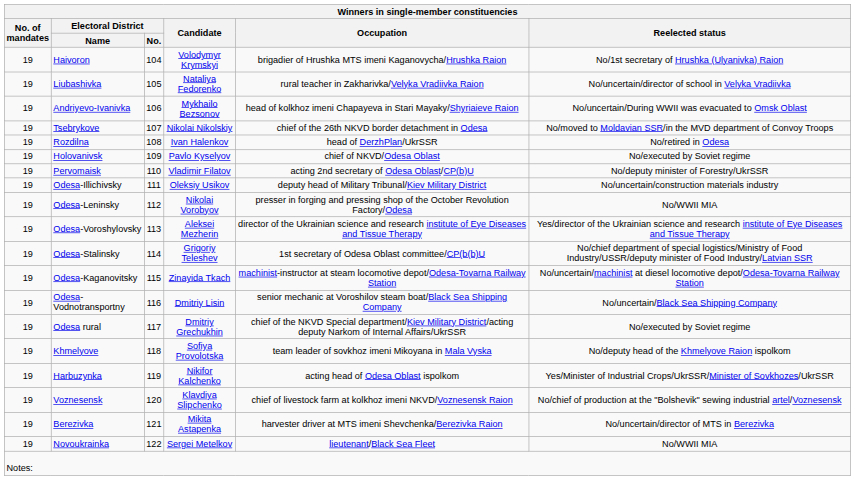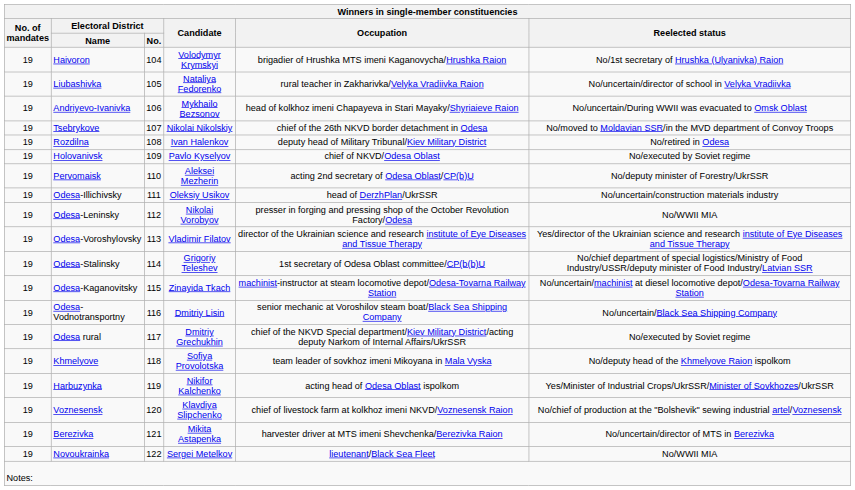(382, 142) head of DerzhPlan/UkrSSR -> (382, 142) deputy head of Military Tribunal/Kiev Military District
(200, 171) Vladimir Filatov -> (200, 176) Aleksei Mezherin
(382, 185) deputy head of Military Tribunal/Kiev Military District -> (382, 195) head of DerzhPlan/UkrSSR
(200, 229) Aleksei Mezherin -> (200, 239) Vladimir Filatov
